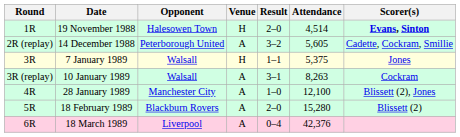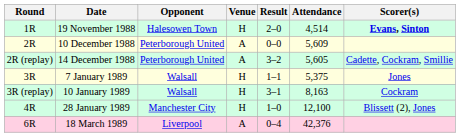+ row: (96, 44)
(242, 76) A -> (242, 92) H
(317, 76) 8,263 -> (317, 92) 8,163
(242, 92) A -> (242, 108) H
- row: (96, 108)
